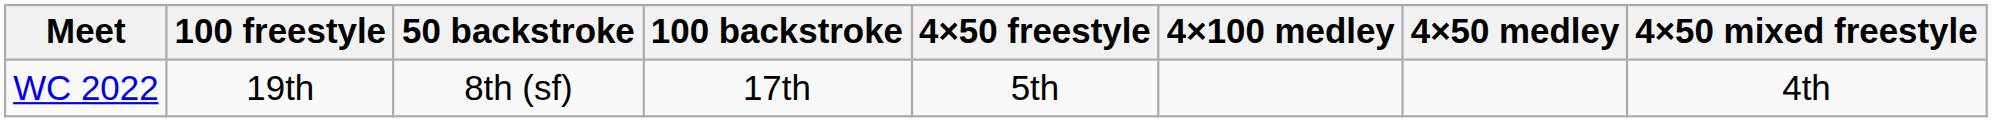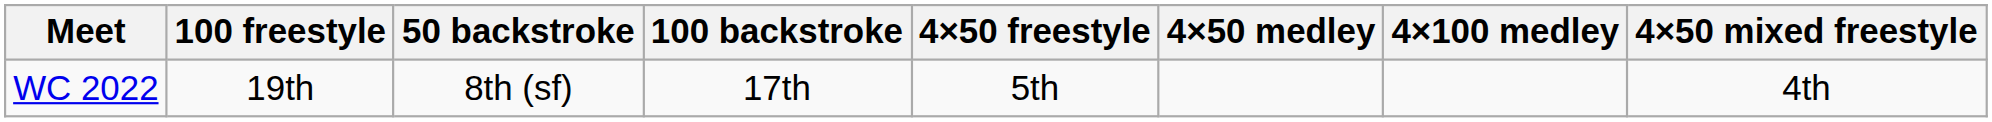columns swapped: (1515, 32) <-> (1281, 32)
